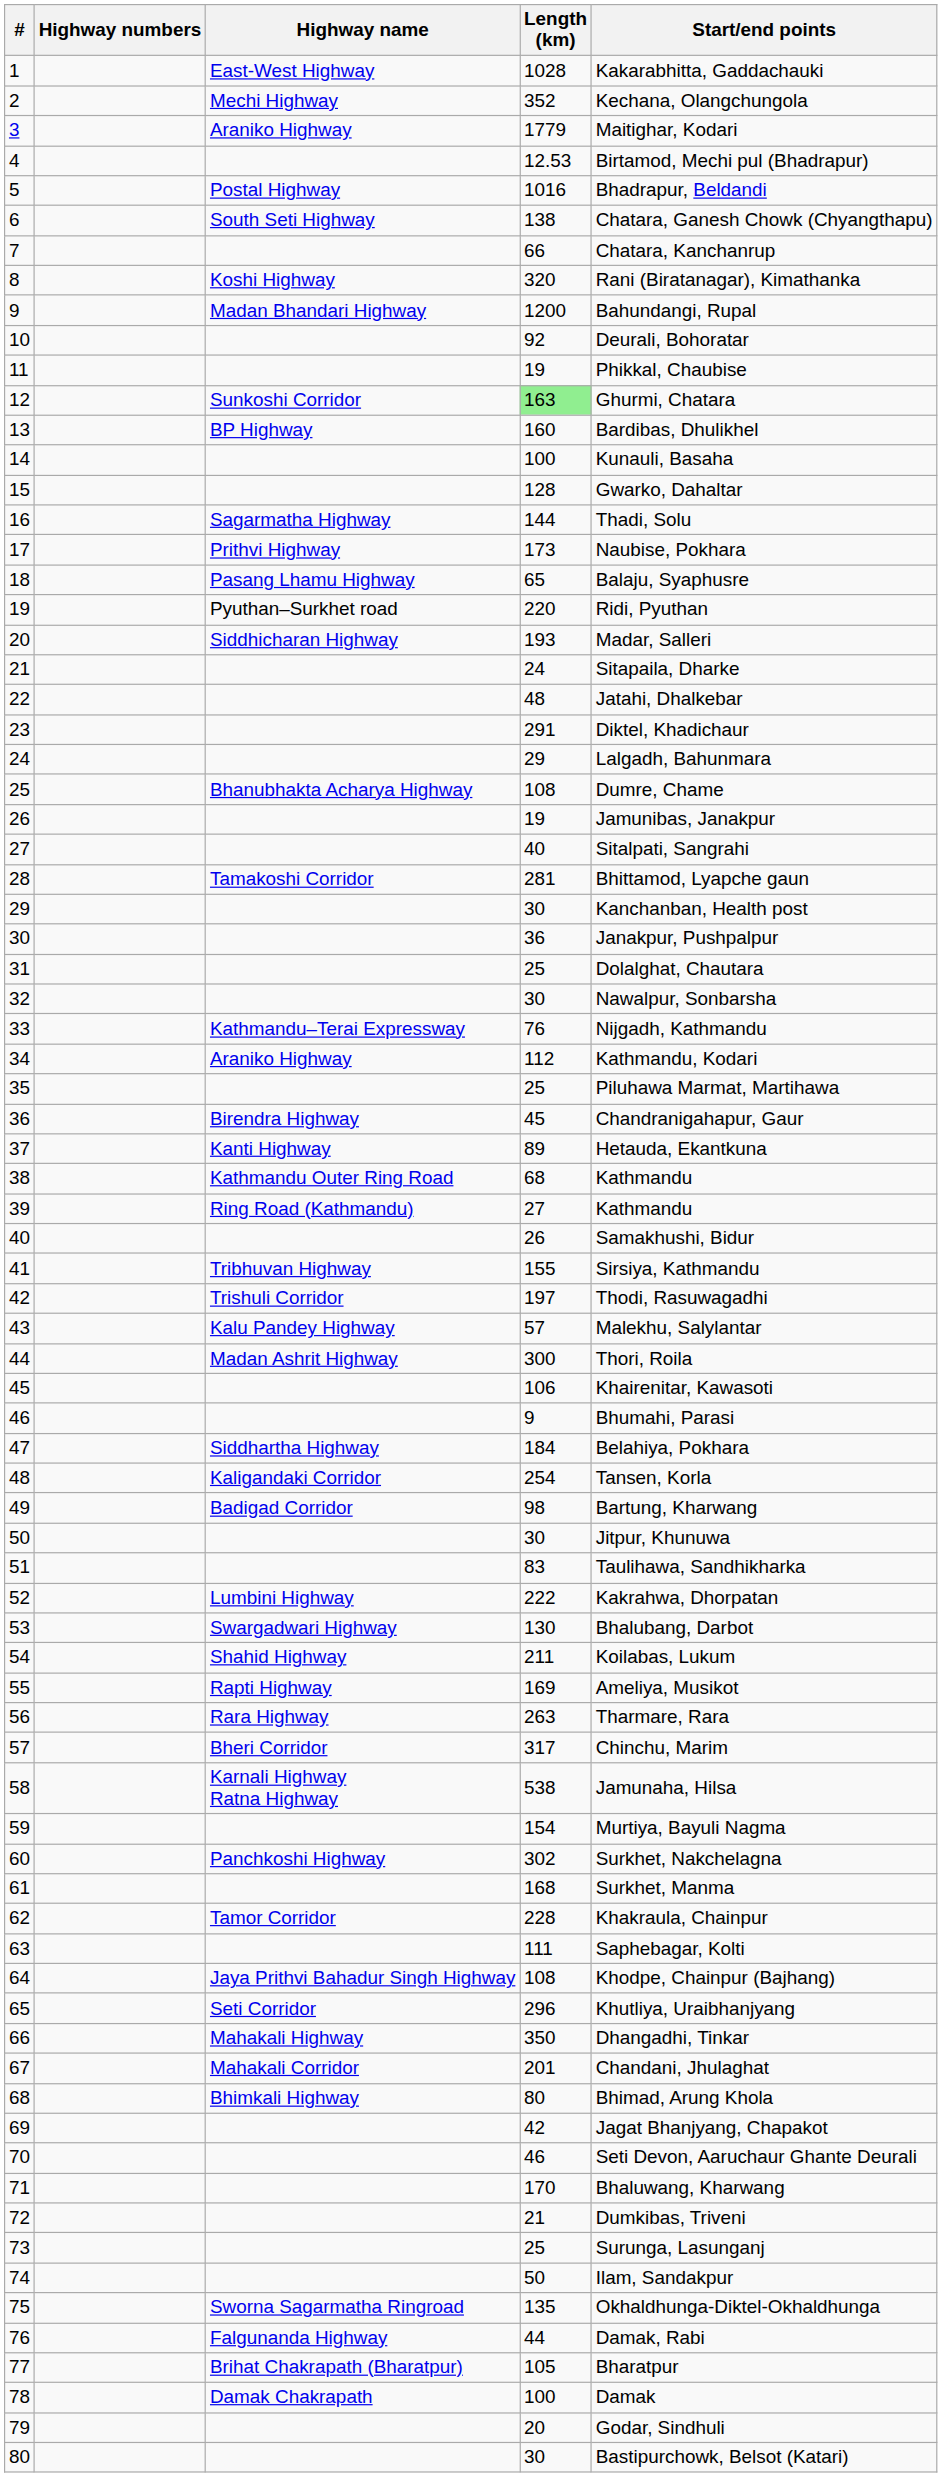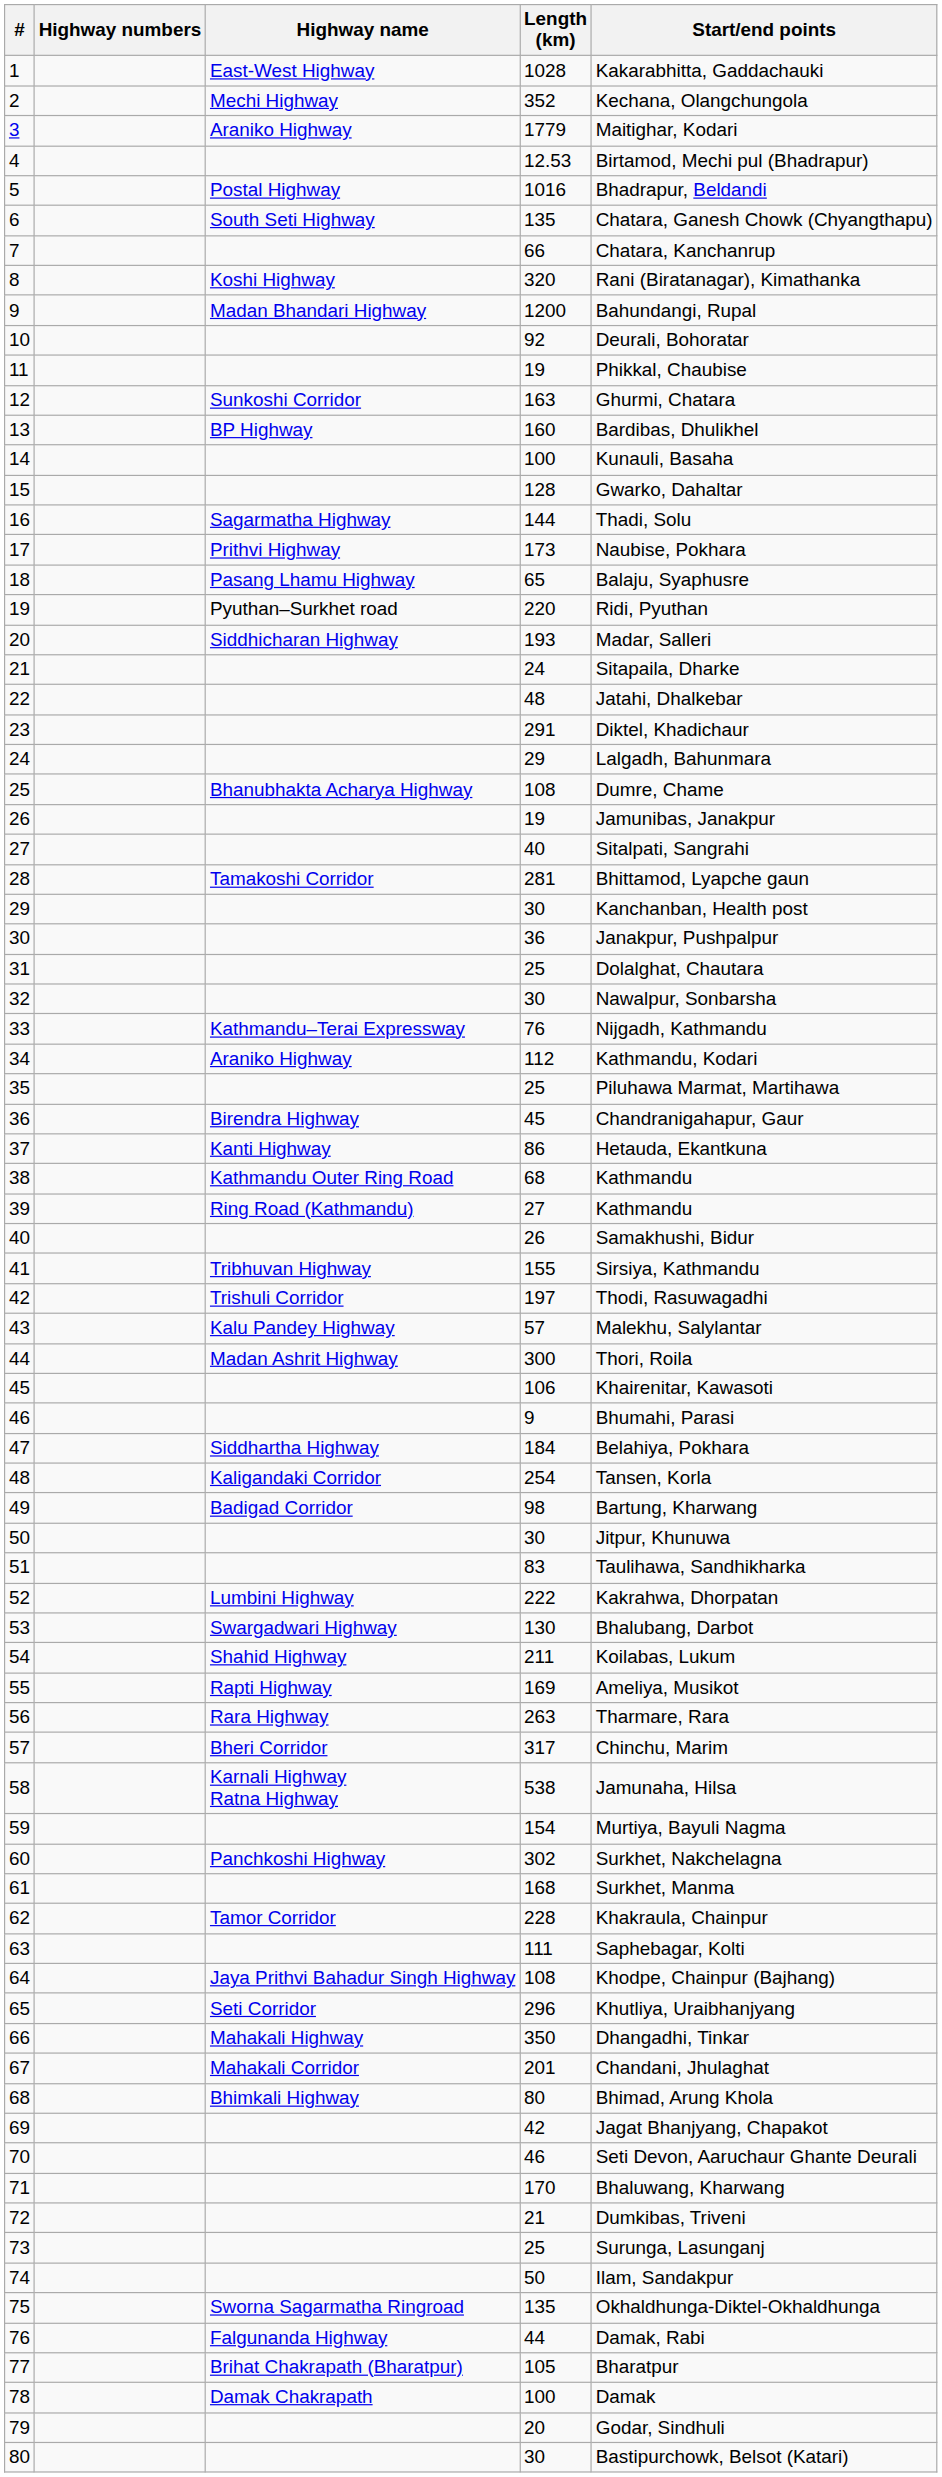(540, 220) 138 -> (540, 220) 135
(540, 400) lightgreen background -> (540, 400) no background
(535, 1148) 89 -> (535, 1148) 86
